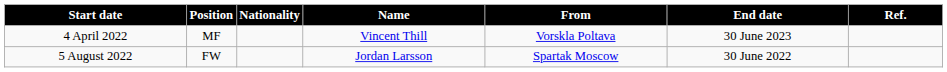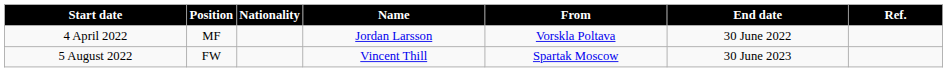(394, 36) Vincent Thill -> (394, 36) Jordan Larsson
(758, 36) 30 June 2023 -> (758, 36) 30 June 2022
(394, 57) Jordan Larsson -> (394, 57) Vincent Thill
(758, 57) 30 June 2022 -> (758, 57) 30 June 2023
